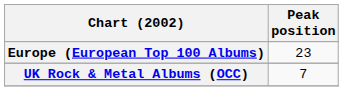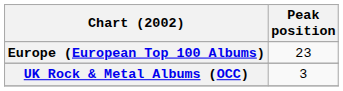(303, 75) 7 -> (303, 75) 3
